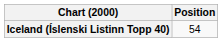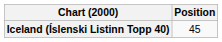(195, 29) 54 -> (195, 29) 45
